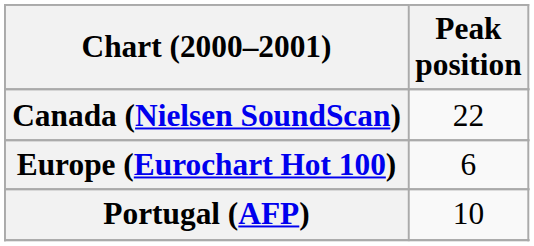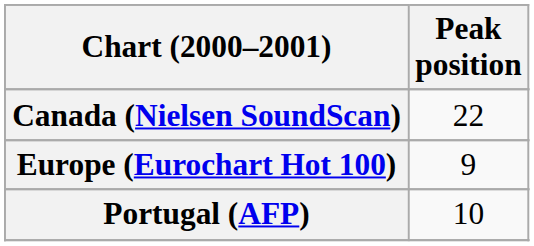(468, 164) 6 -> (468, 164) 9
